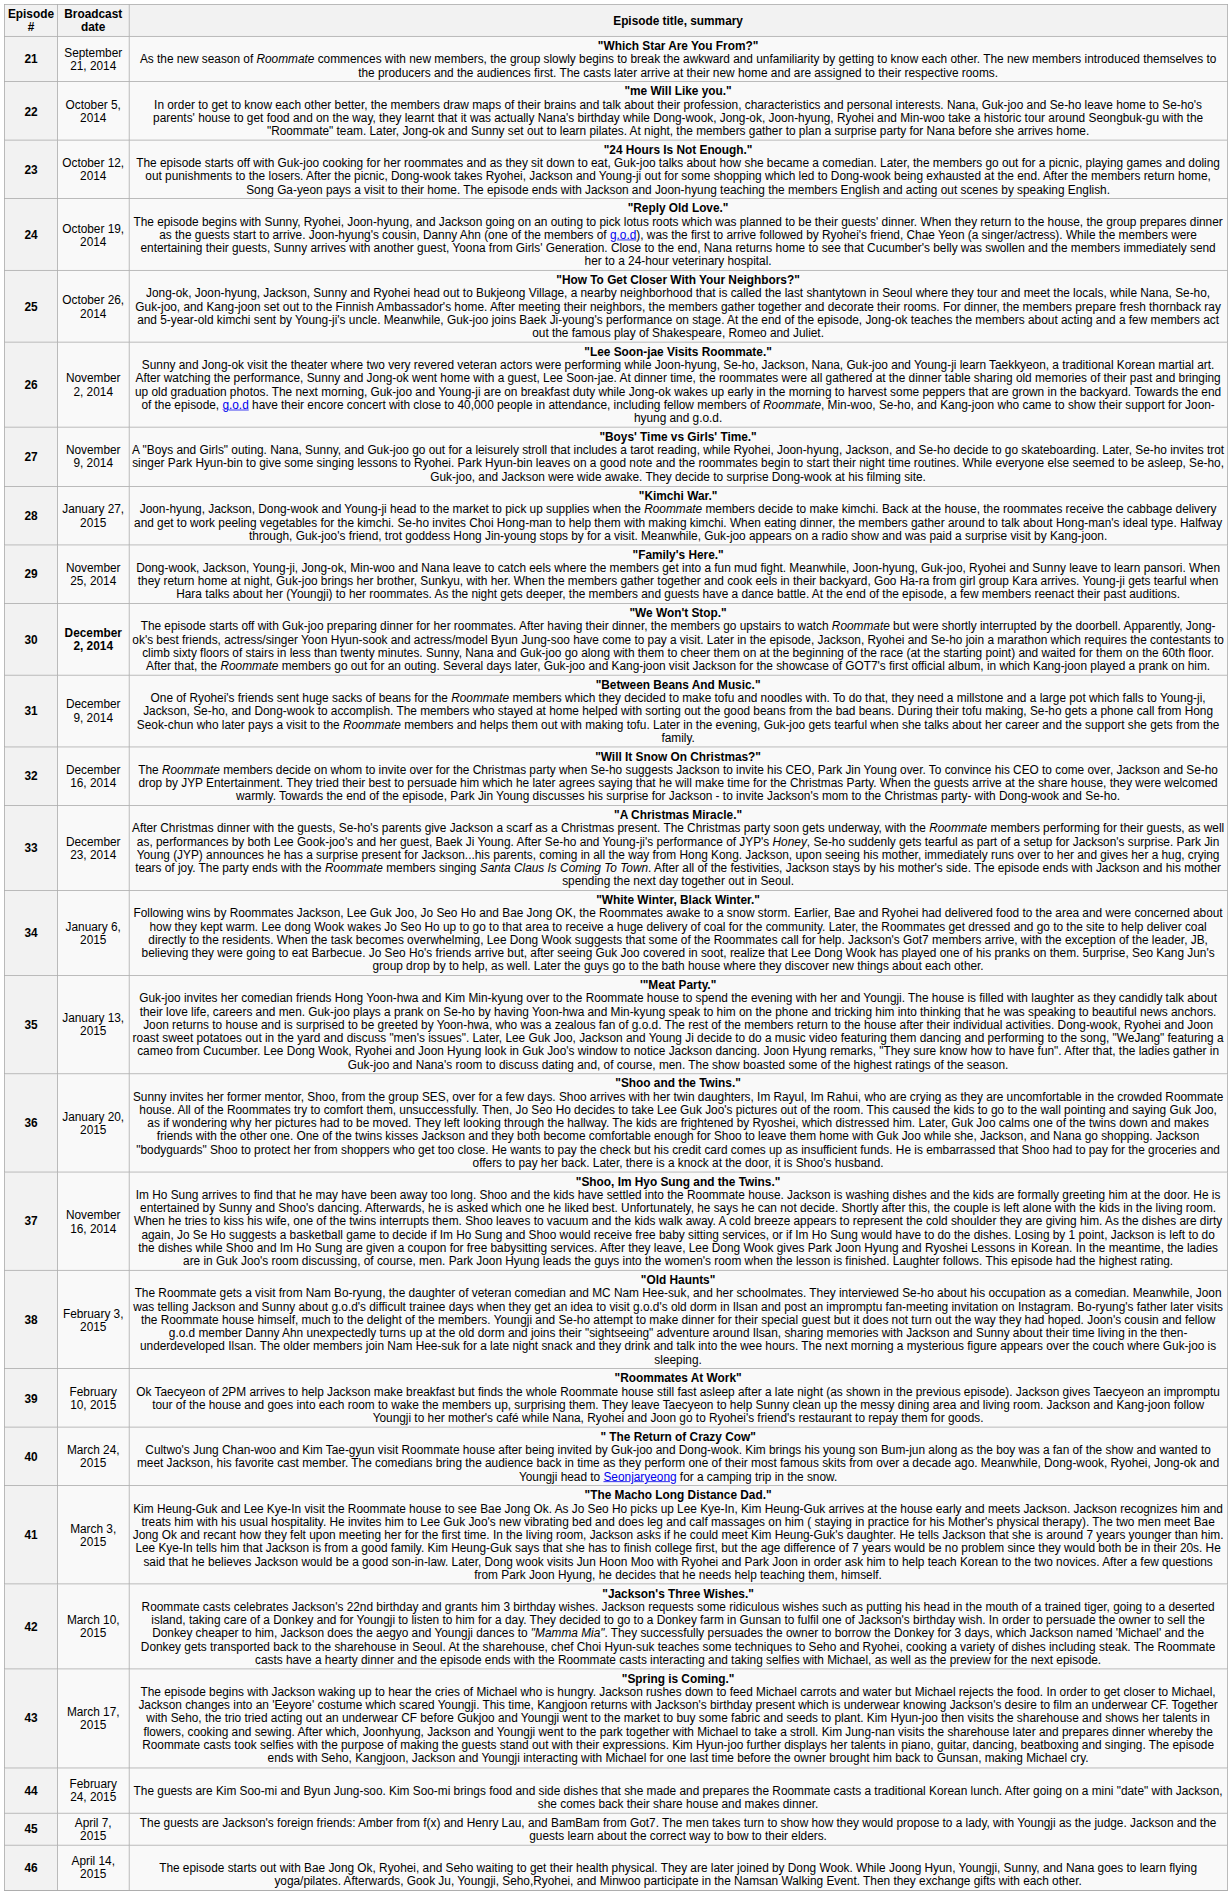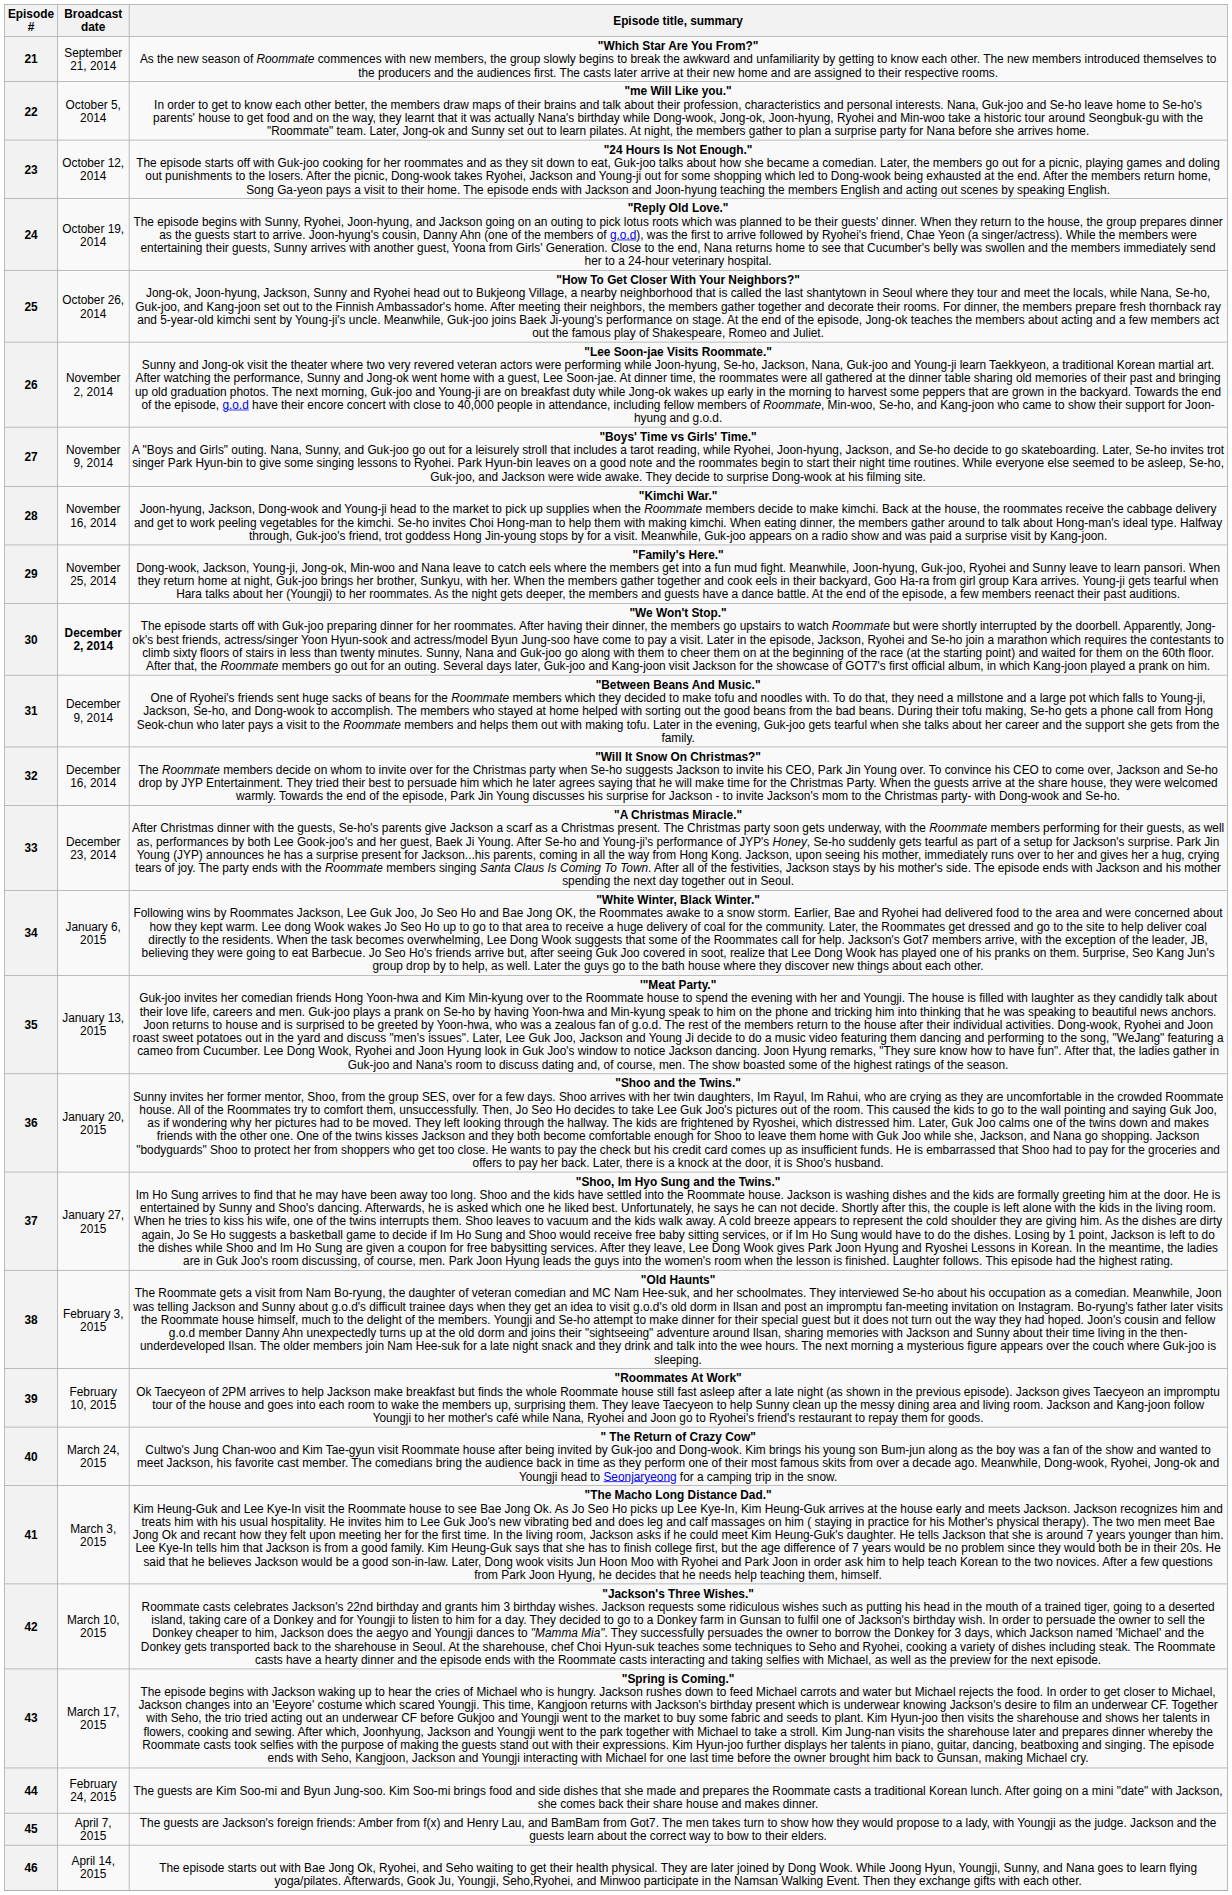(93, 516) January 27, 2015 -> (93, 516) November 16, 2014
(93, 1221) November 16, 2014 -> (93, 1221) January 27, 2015
